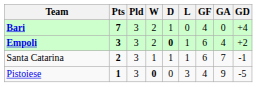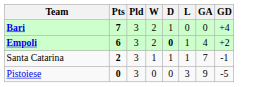- column: (205, 12)
(118, 43) 3 -> (118, 43) 6
(118, 74) 1 -> (118, 74) 0
(154, 74) bold -> (154, 74) normal
